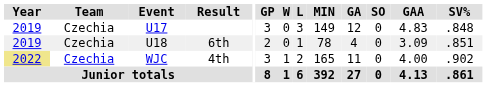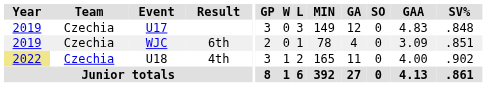(157, 43) U18 -> (157, 43) WJC
(157, 59) WJC -> (157, 59) U18
